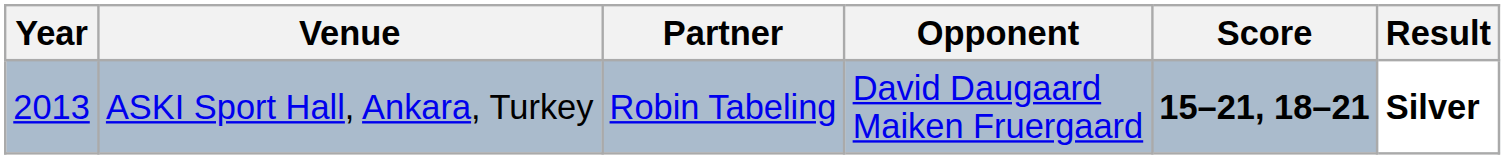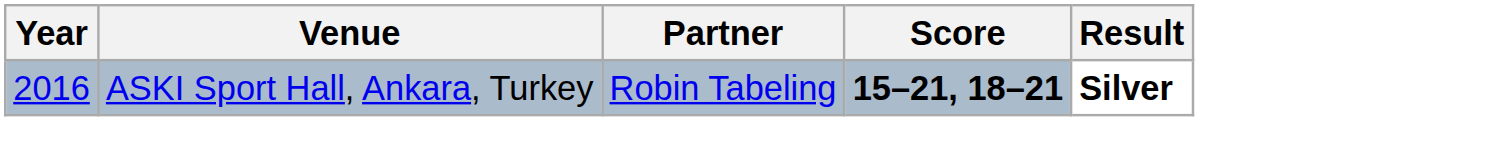- column: (998, 33)
(52, 106) 2013 -> (52, 87) 2016
